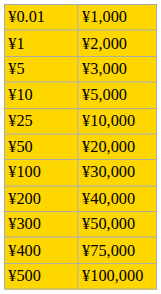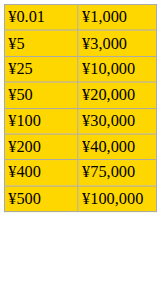- row: (16, 43)
- row: (21, 95)
- row: (25, 224)
